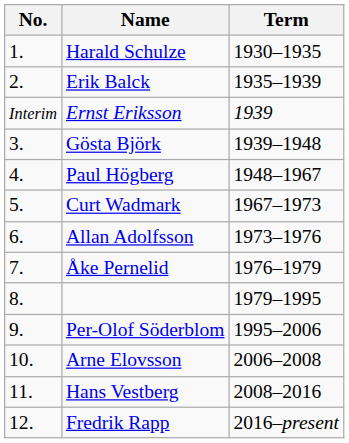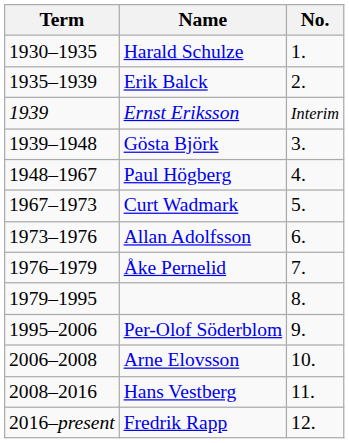columns swapped: (33, 19) <-> (286, 19)
